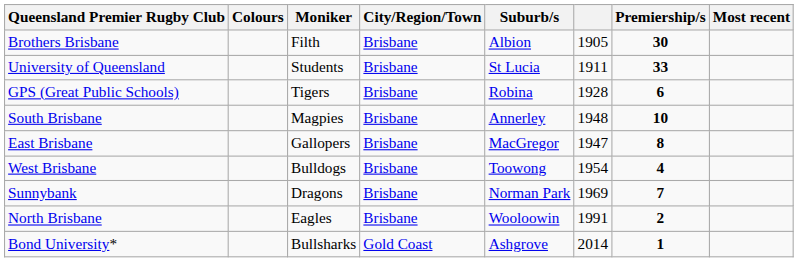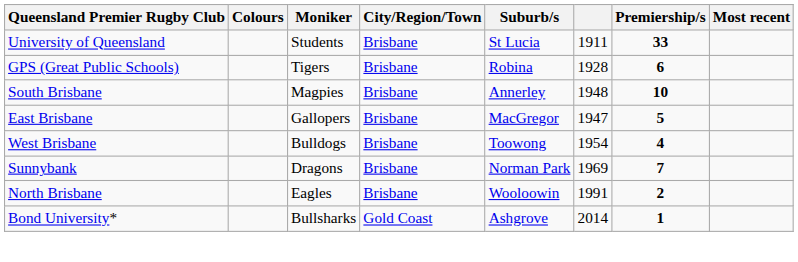- row: (63, 42)
(660, 143) 8 -> (660, 118) 5
